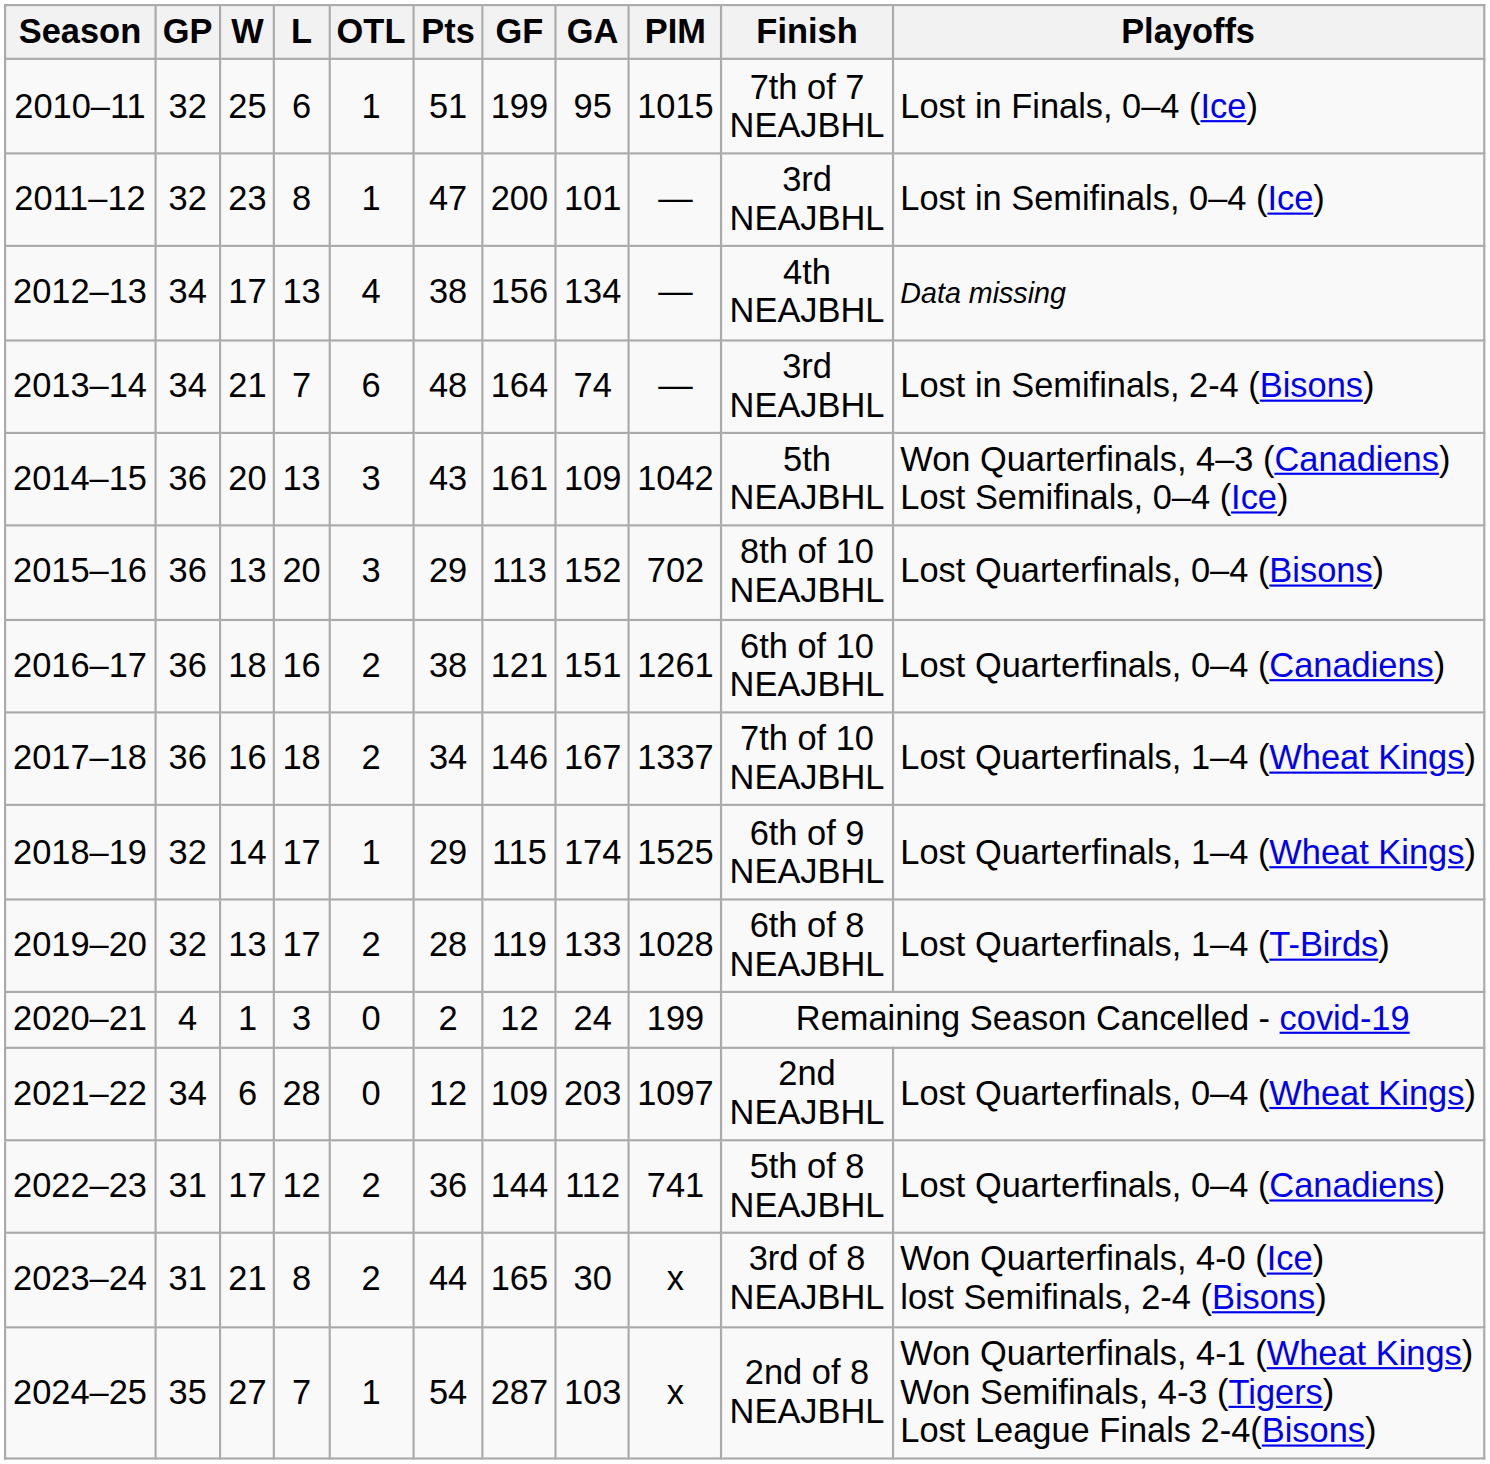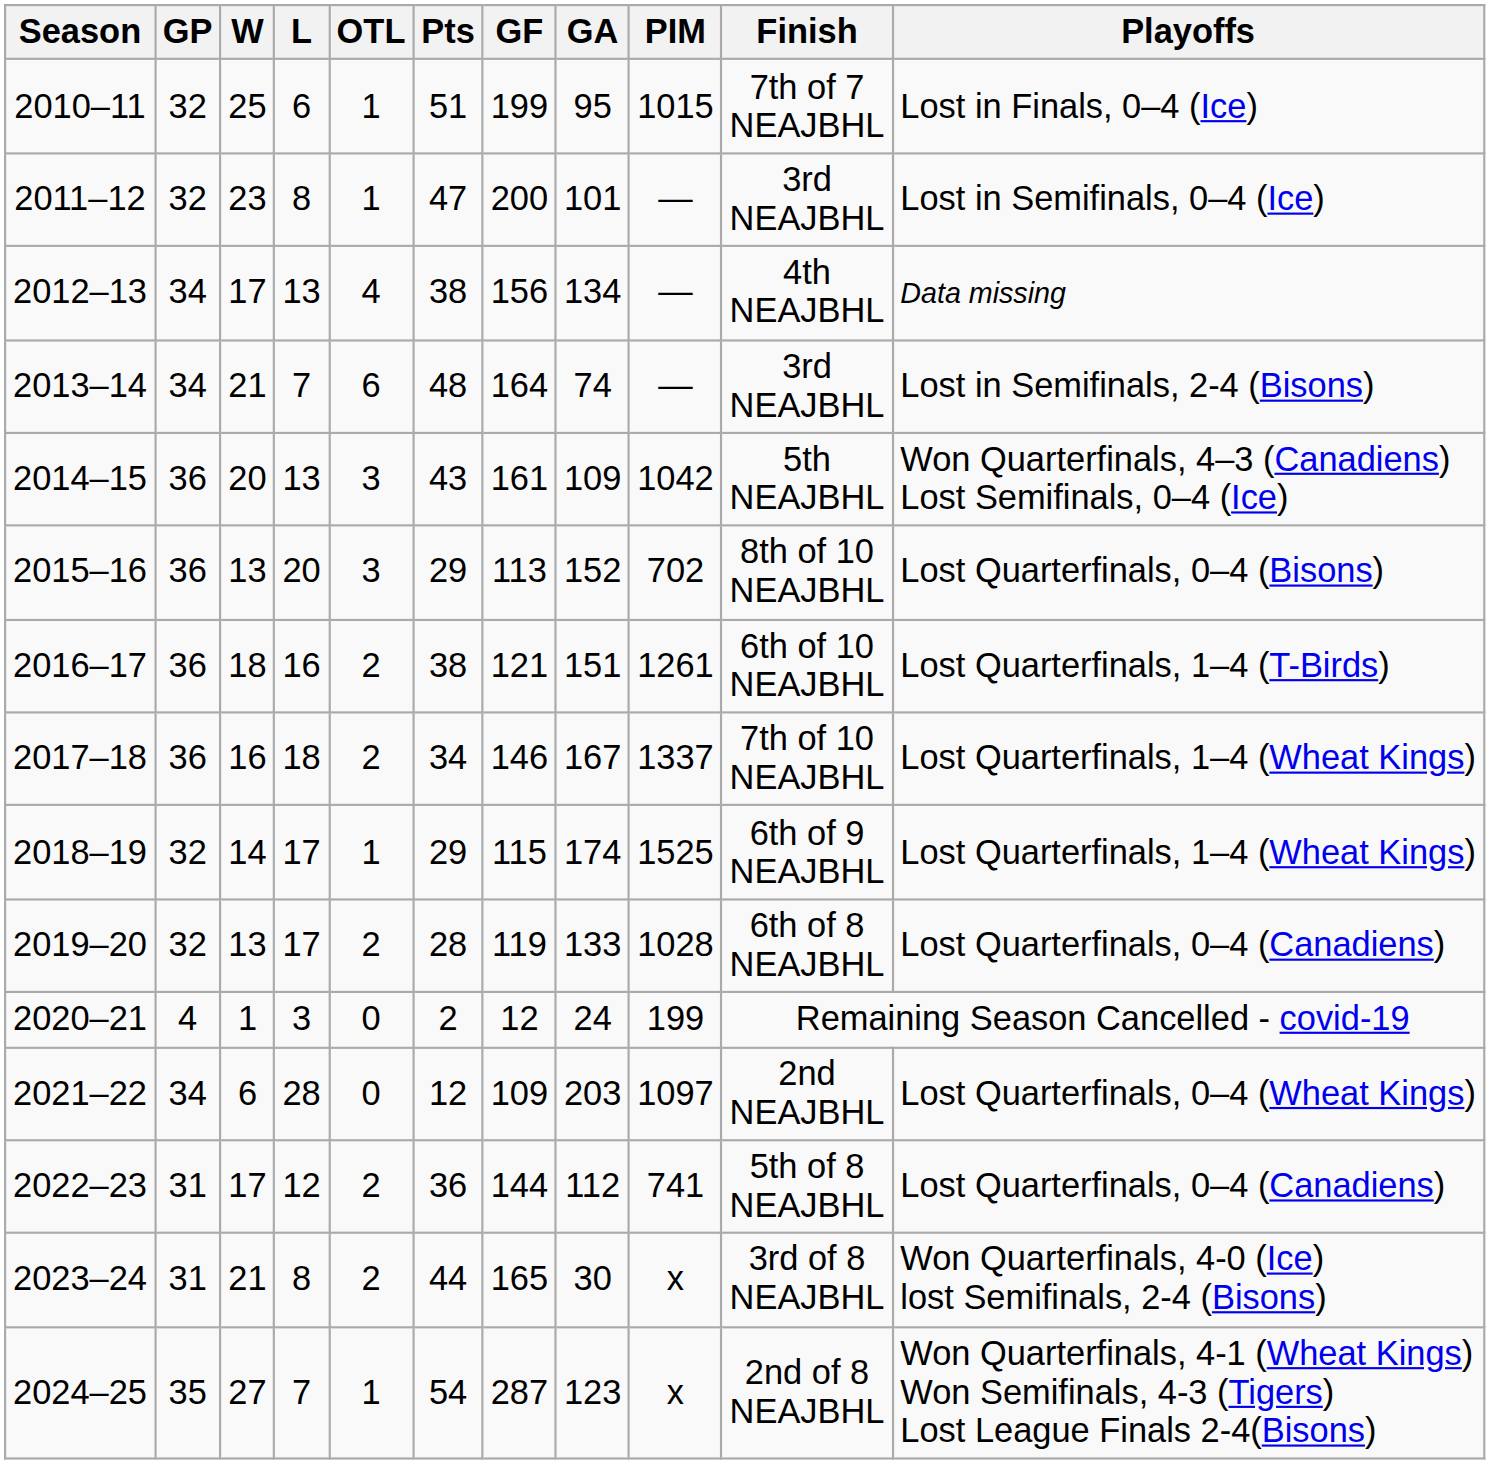(1173, 665) Lost Quarterfinals, 0–4 (Canadiens) -> (1145, 665) Lost Quarterfinals, 1–4 (T-Birds)
(1145, 944) Lost Quarterfinals, 1–4 (T-Birds) -> (1173, 944) Lost Quarterfinals, 0–4 (Canadiens)
(593, 1391) 103 -> (593, 1391) 123
